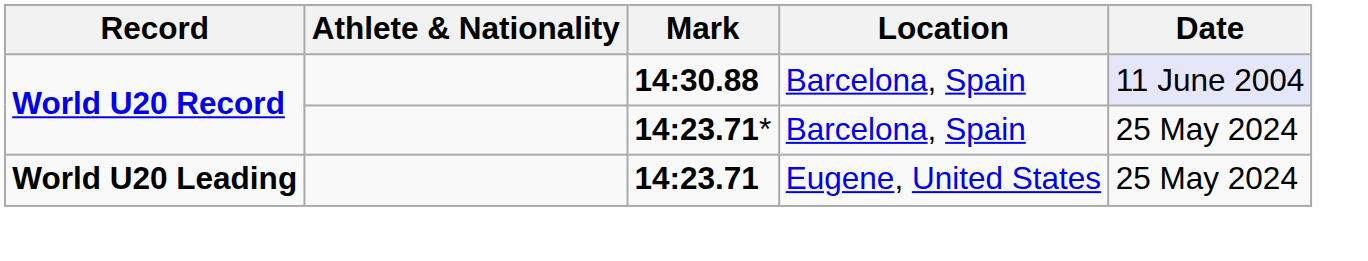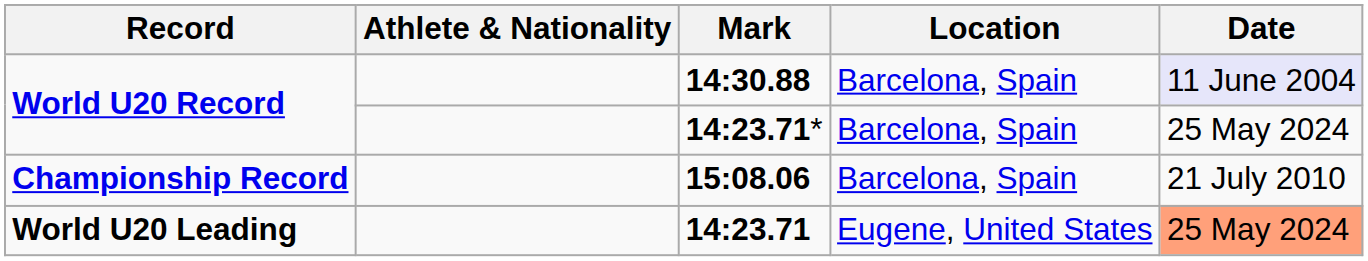+ row: (748, 179)
(1207, 179) no background -> (1258, 229) lightsalmon background
